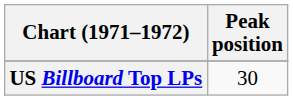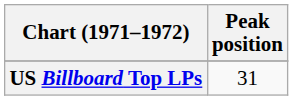(247, 77) 30 -> (247, 77) 31
